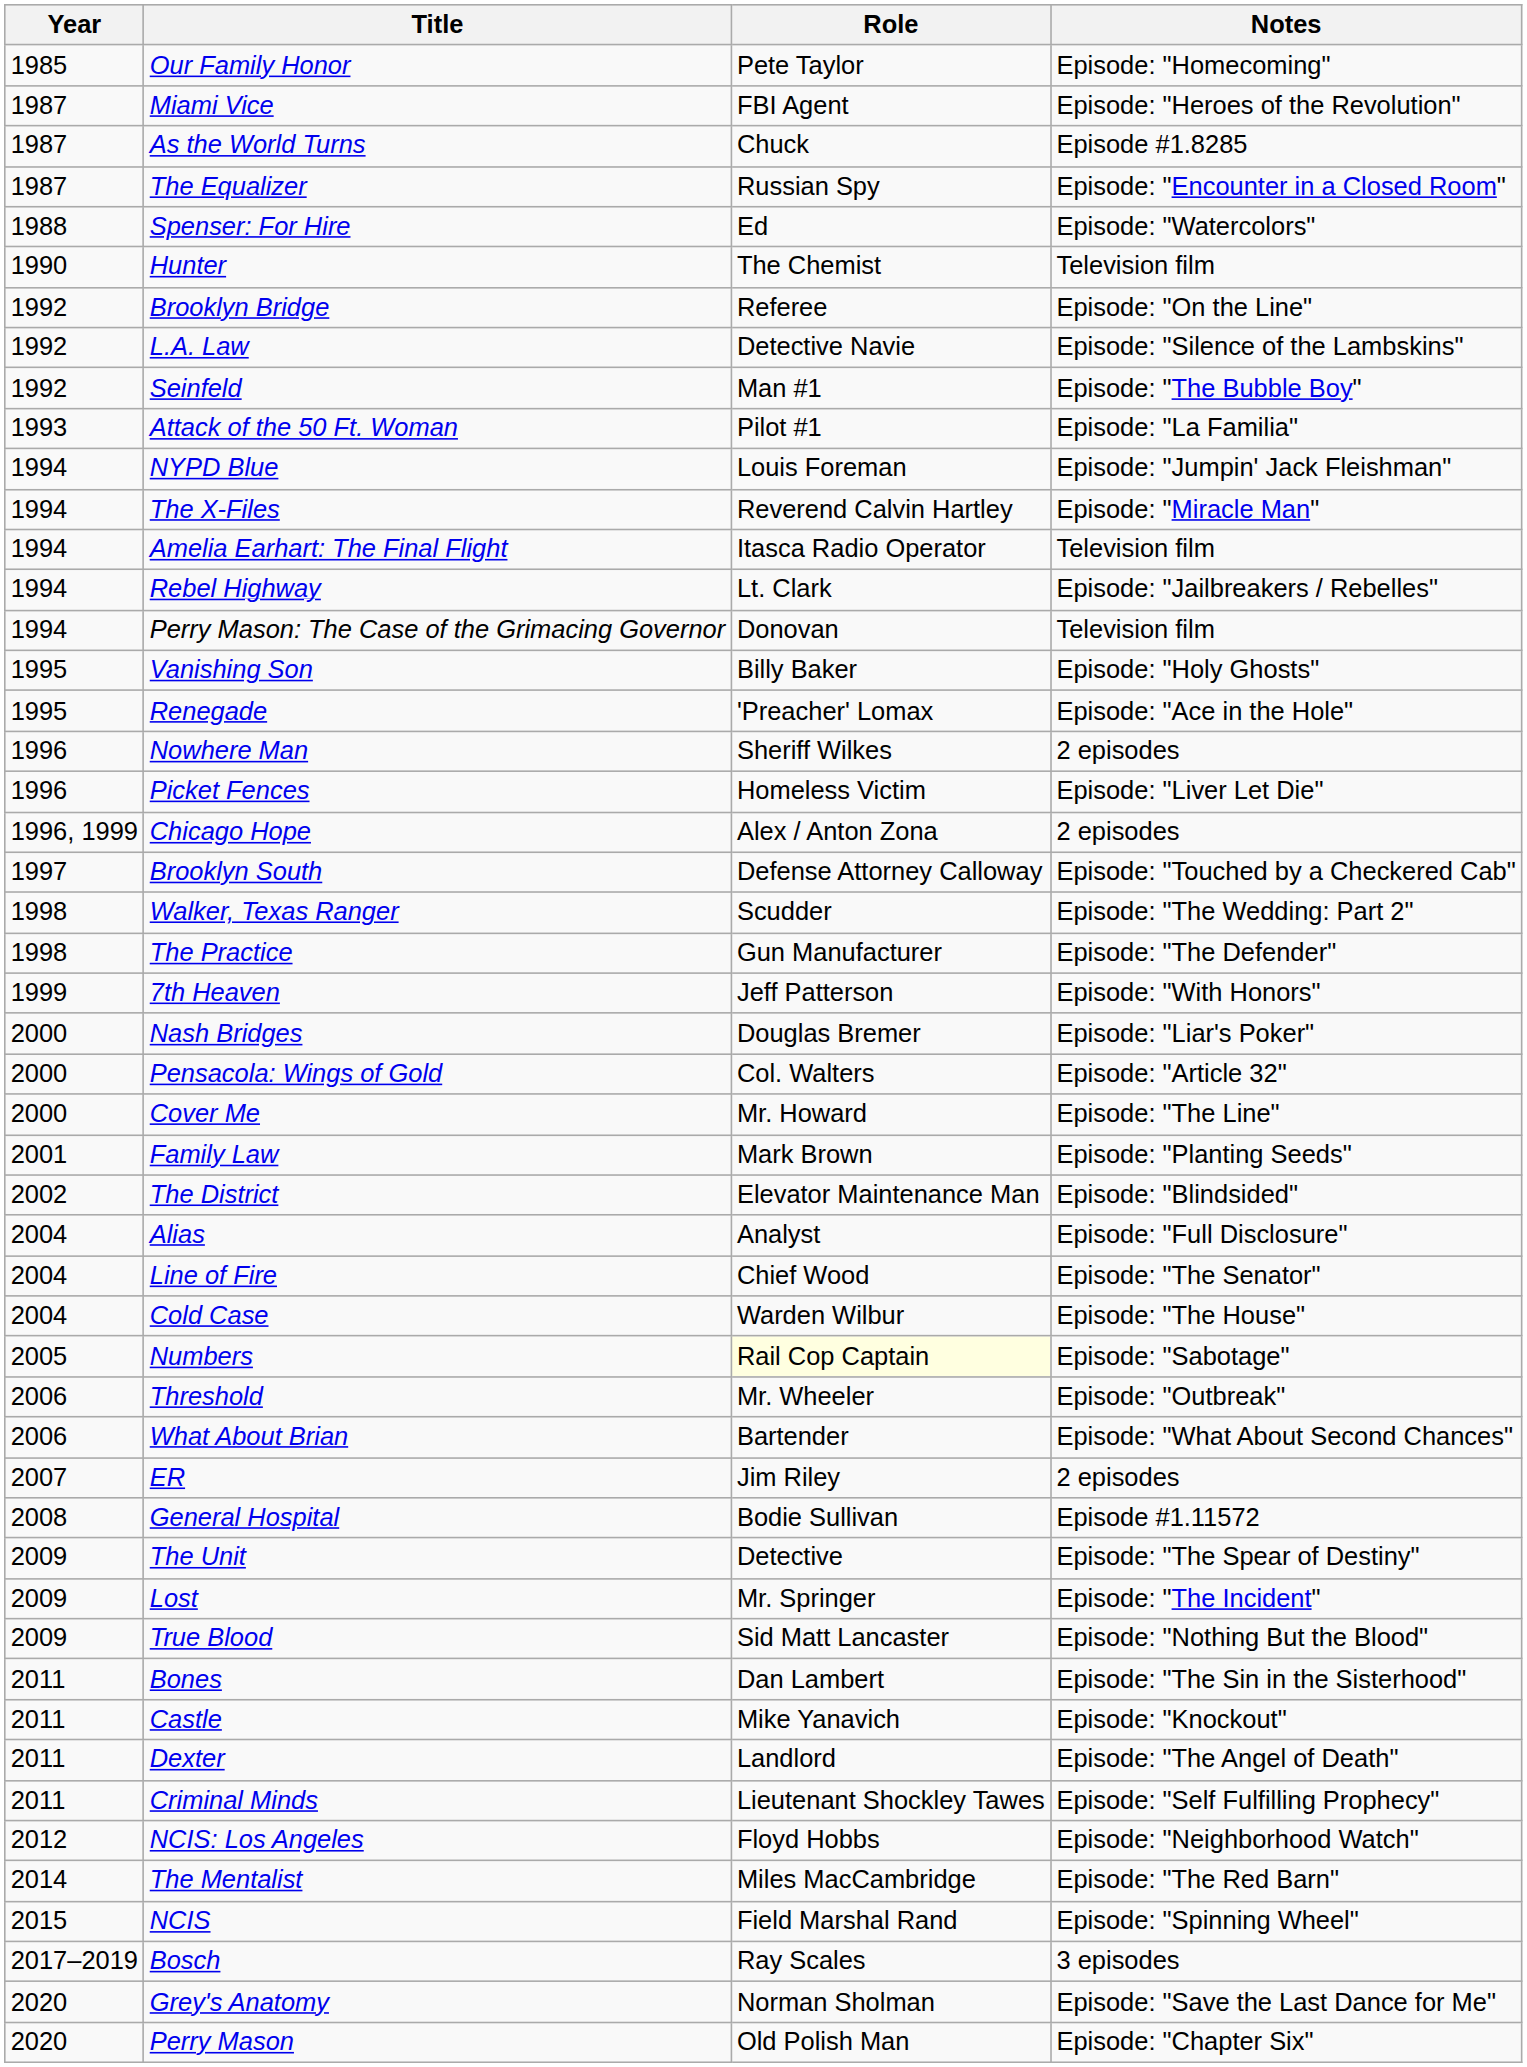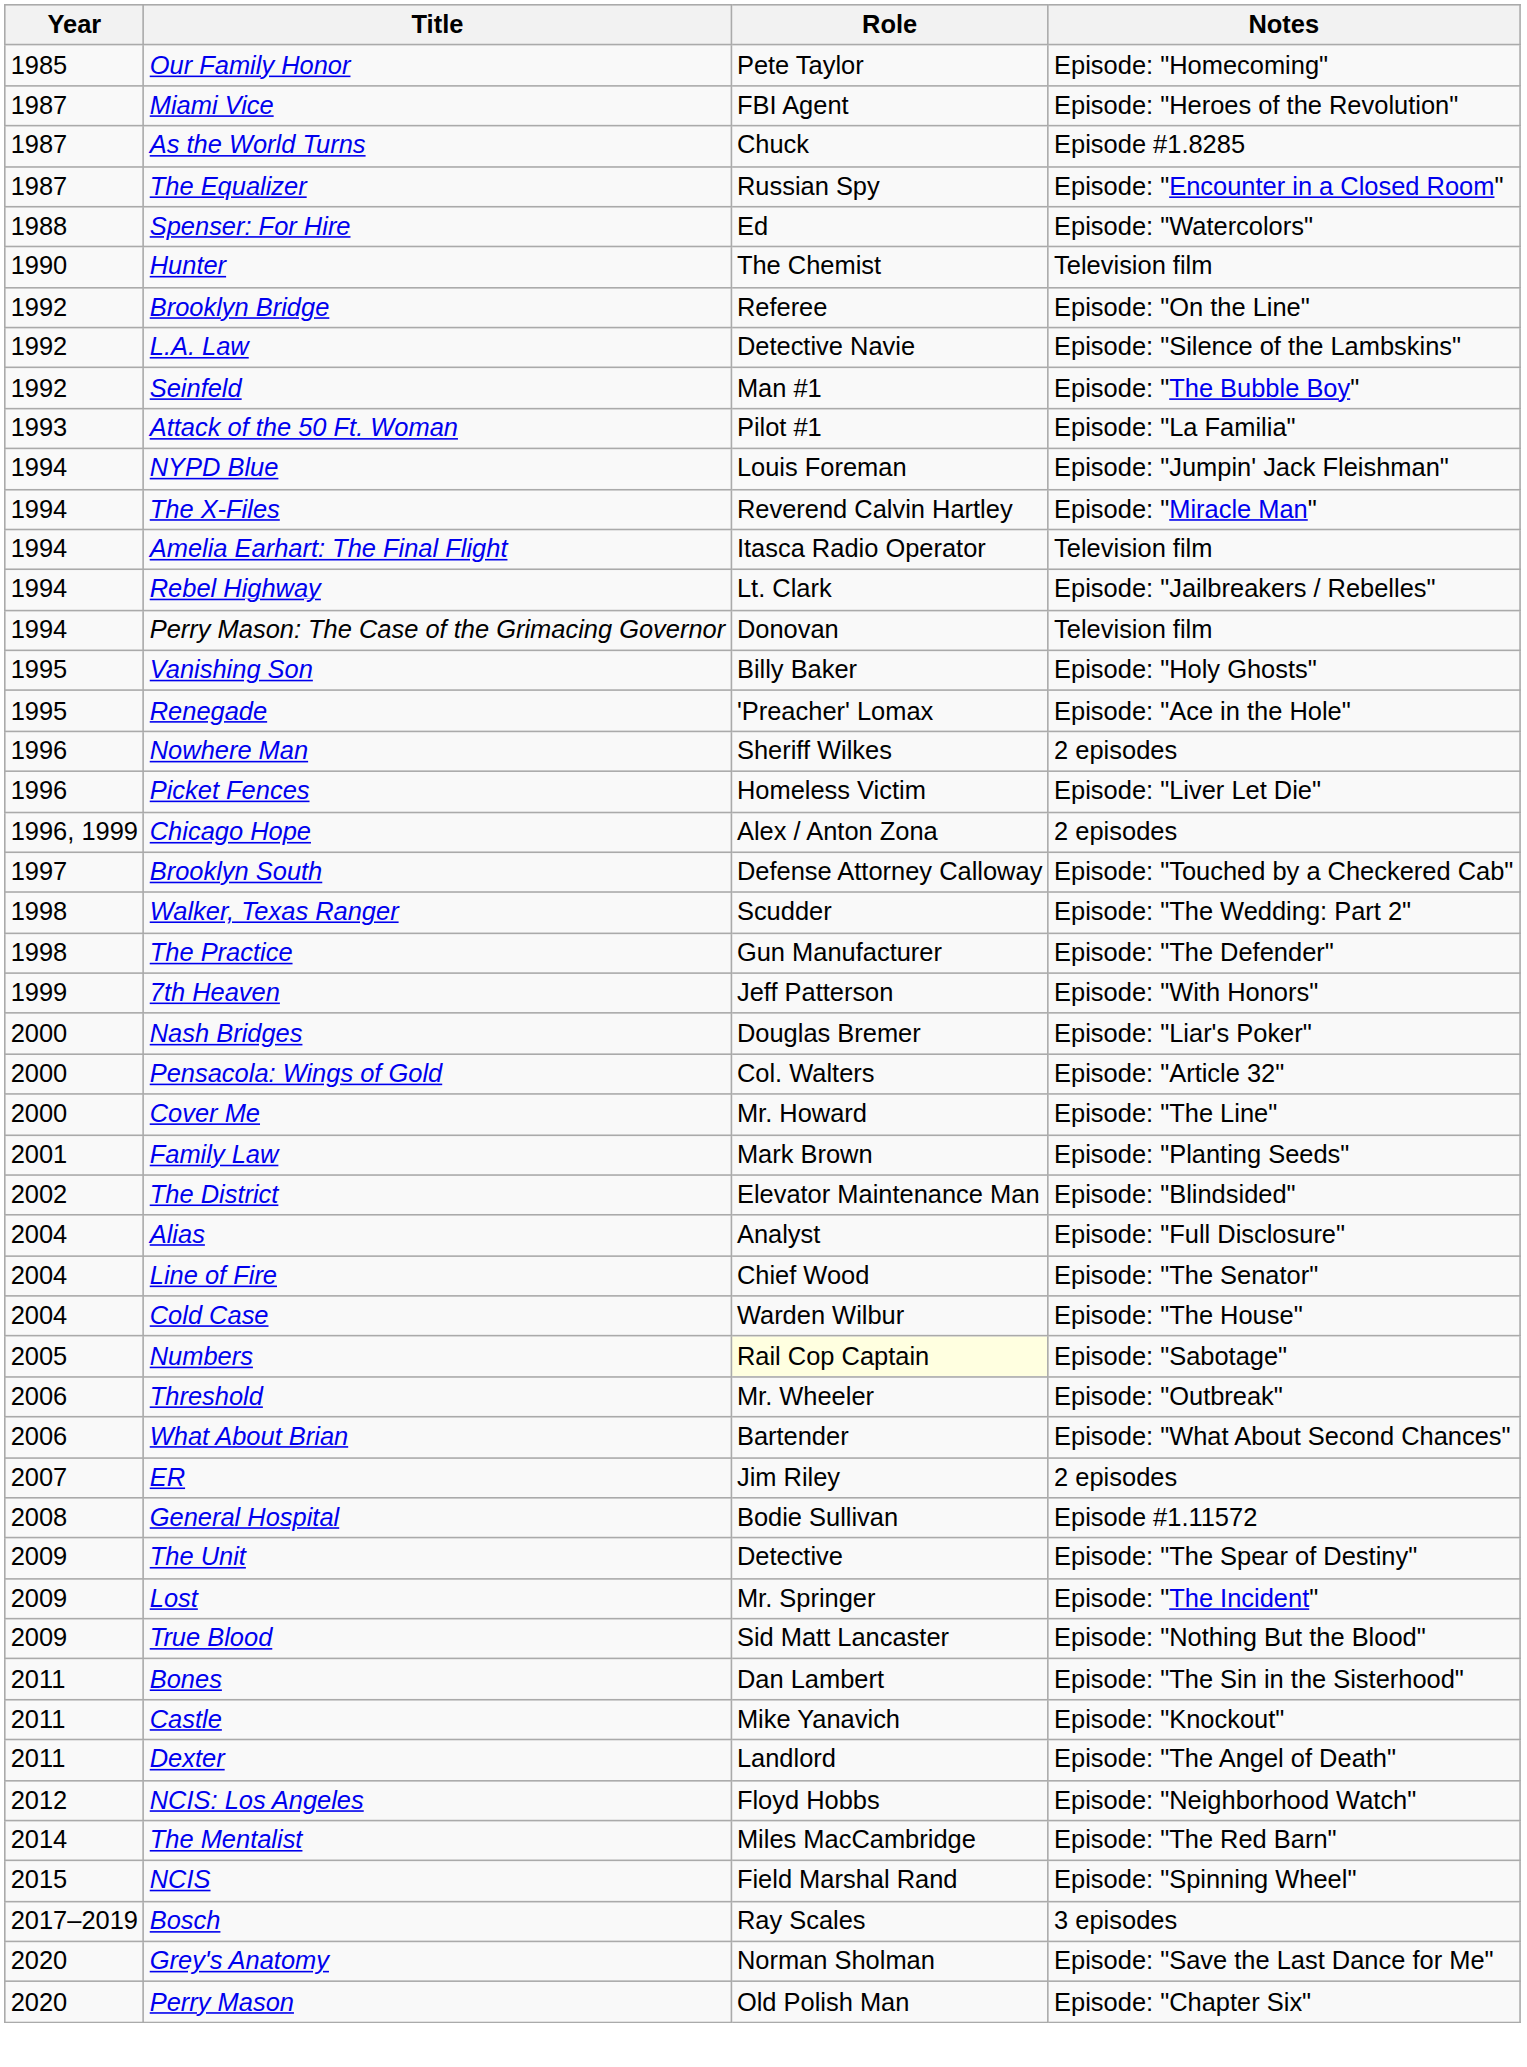- row: (234, 1799)
